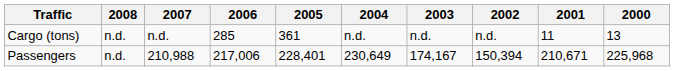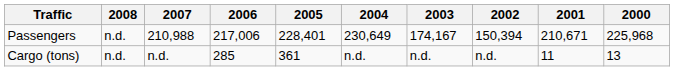rows swapped: (42, 55) <-> (43, 35)
